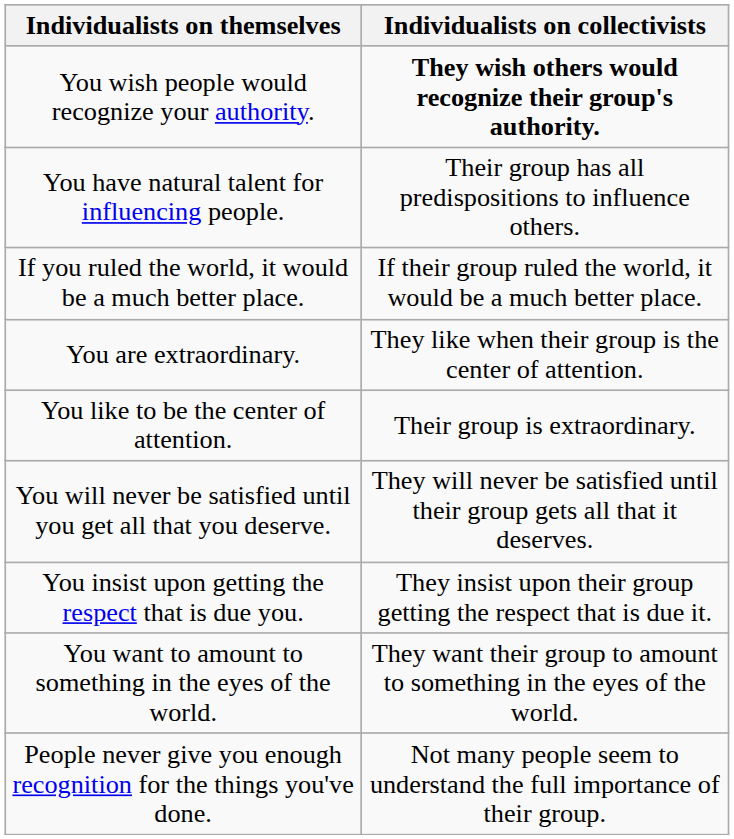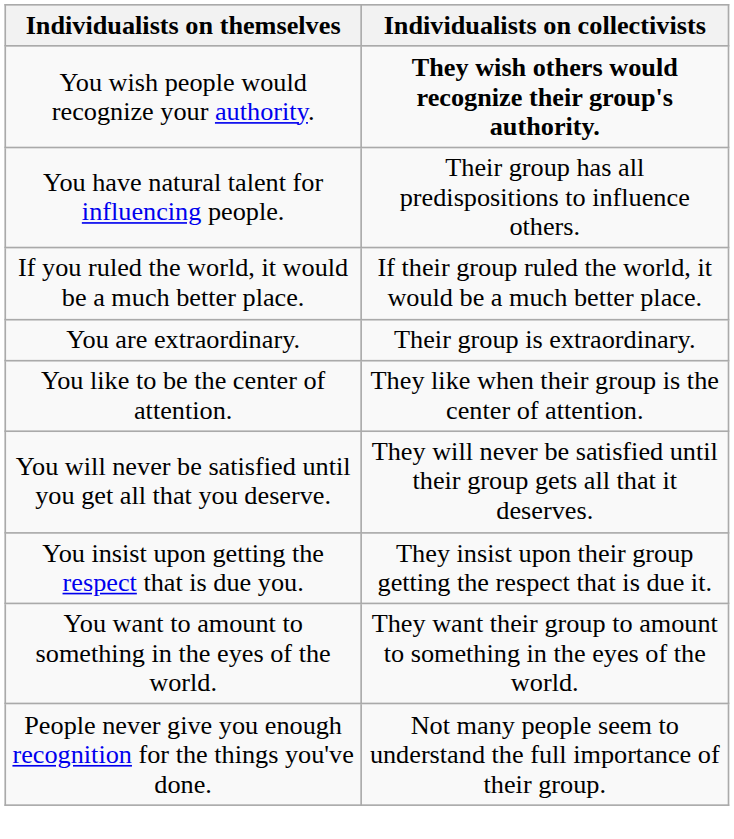(545, 354) They like when their group is the center of attention. -> (545, 339) Their group is extraordinary.
(545, 425) Their group is extraordinary. -> (545, 395) They like when their group is the center of attention.
